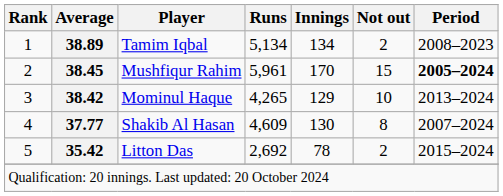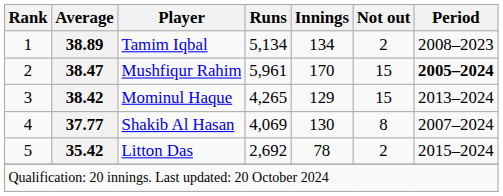(85, 71) 38.45 -> (85, 71) 38.47
(384, 97) 10 -> (384, 97) 15
(268, 124) 4,609 -> (268, 124) 4,069
